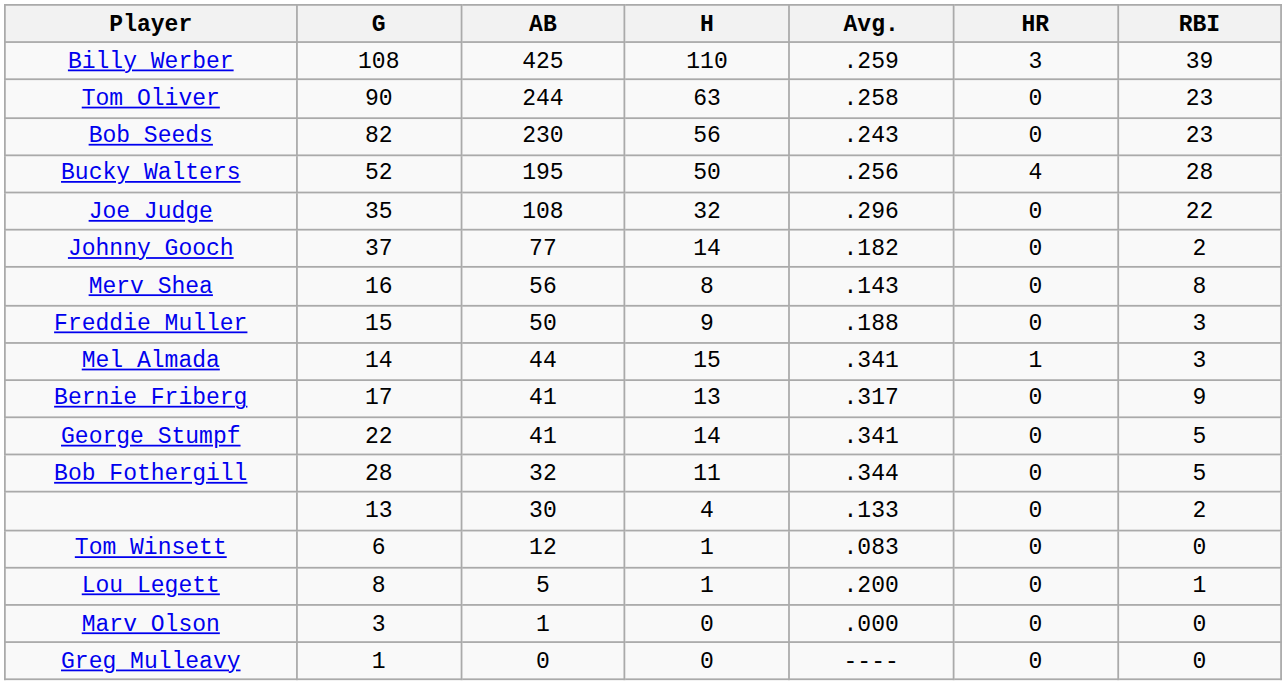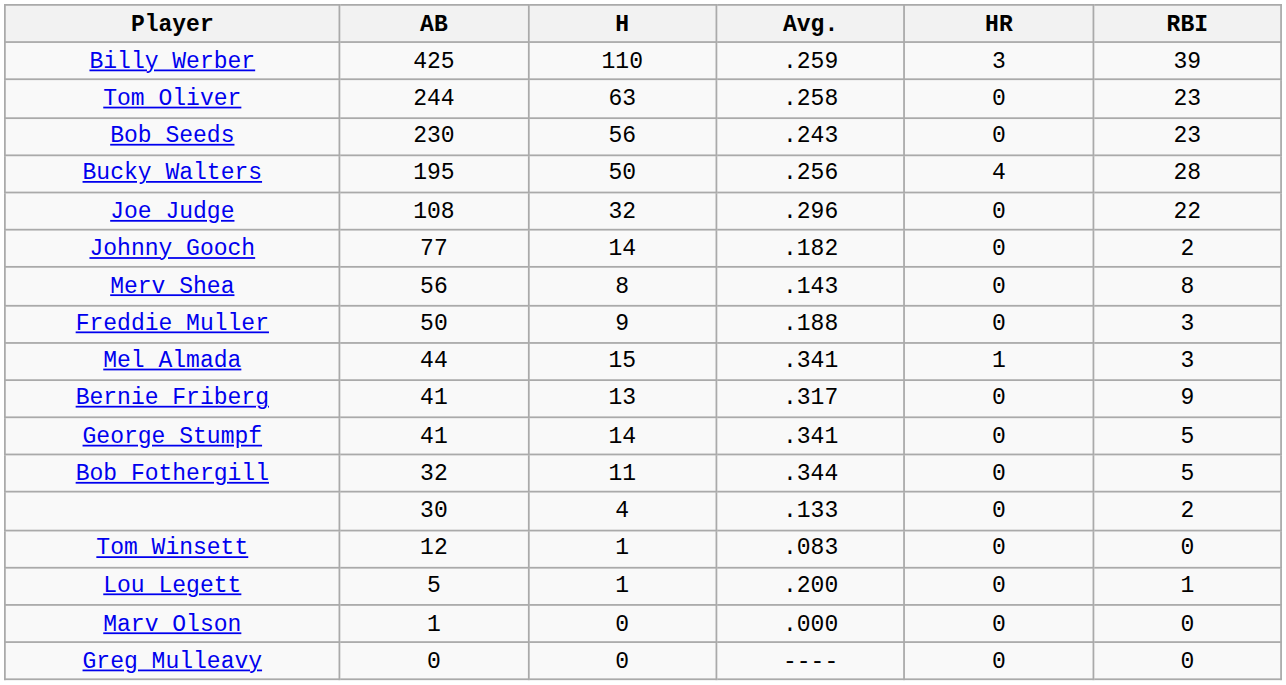- column: (379, 24)
